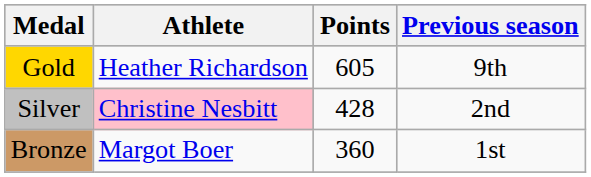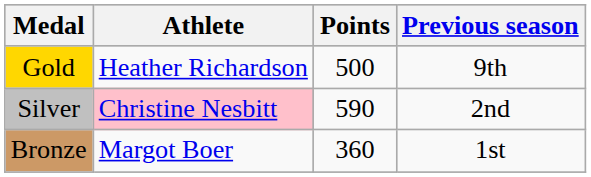(355, 66) 605 -> (355, 66) 500
(355, 108) 428 -> (355, 108) 590
